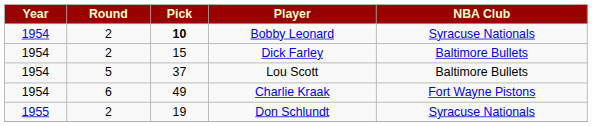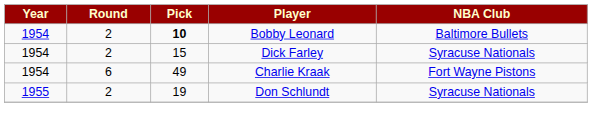(482, 33) Syracuse Nationals -> (482, 33) Baltimore Bullets
(482, 53) Baltimore Bullets -> (482, 53) Syracuse Nationals
- row: (292, 72)
